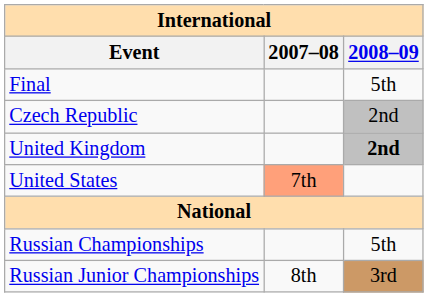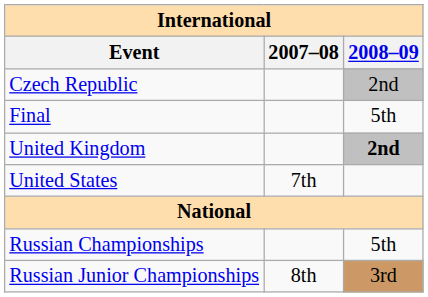rows swapped: (30, 84) <-> (73, 116)
(304, 180) lightsalmon background -> (304, 180) no background
